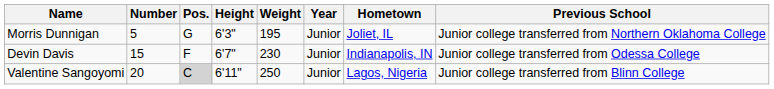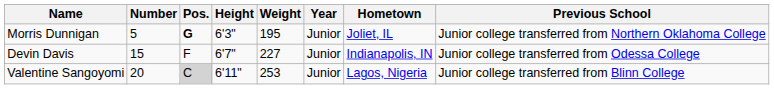(188, 34) normal -> (188, 34) bold
(270, 53) 230 -> (270, 53) 227
(270, 73) 250 -> (270, 73) 253
